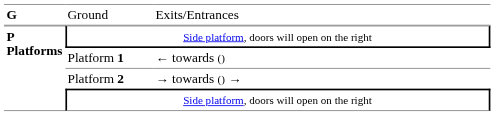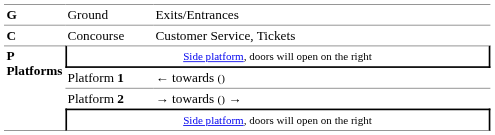+ row: (96, 35)
